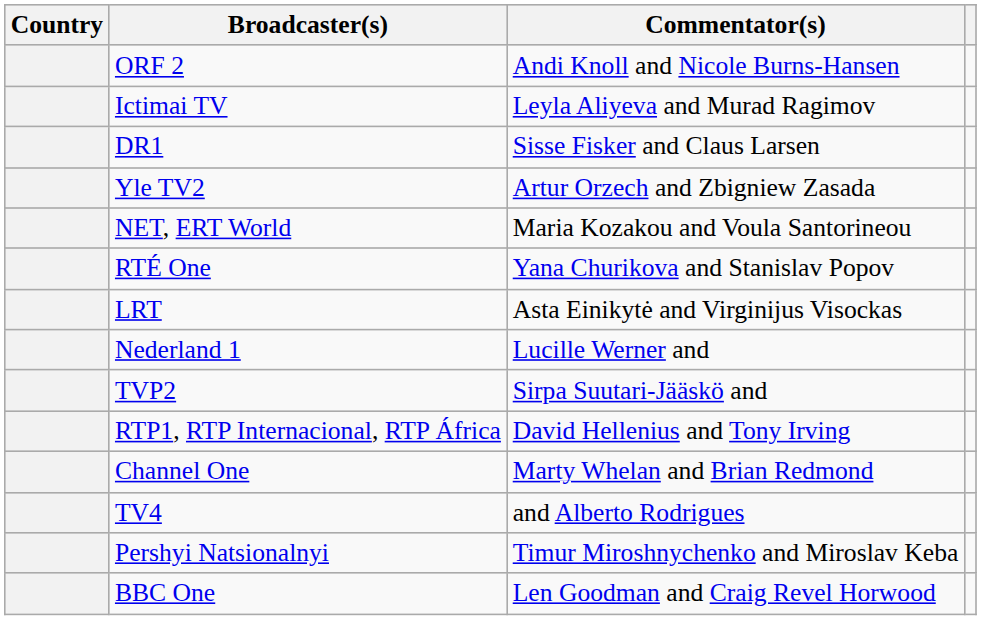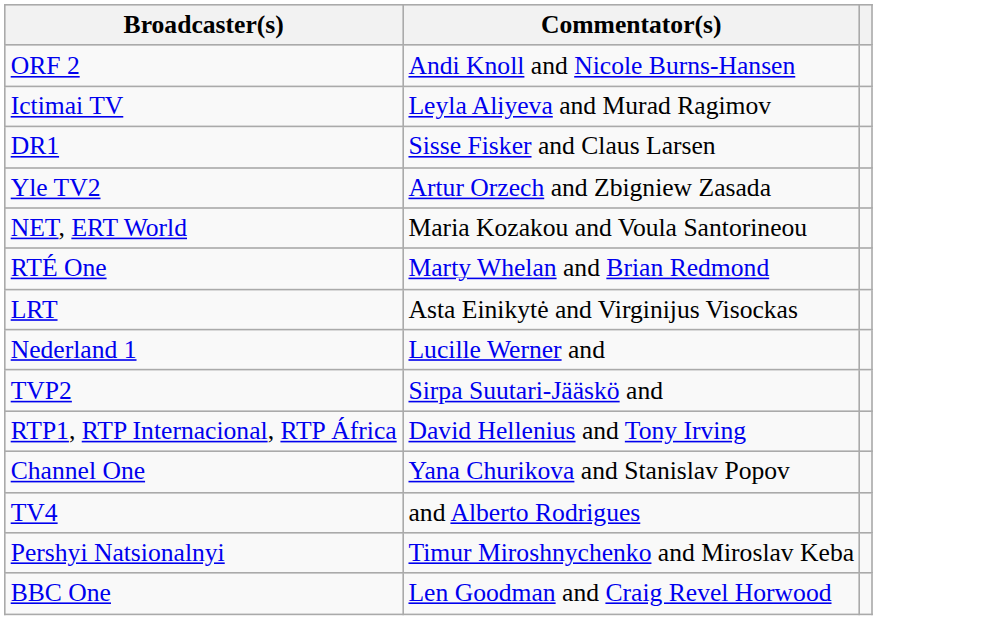- column: (57, 24)
(703, 268) Yana Churikova and Stanislav Popov -> (589, 268) Marty Whelan and Brian Redmond
(693, 471) Marty Whelan and Brian Redmond -> (599, 471) Yana Churikova and Stanislav Popov
